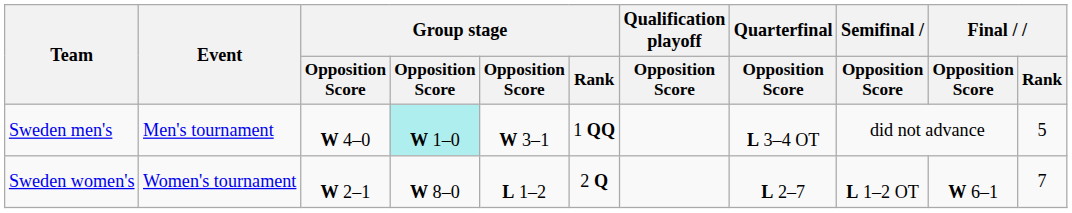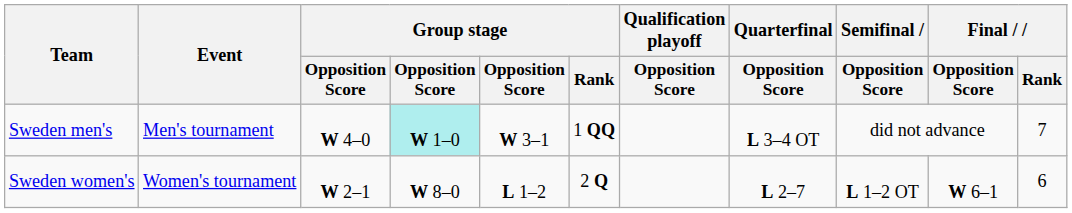(1042, 130) 5 -> (1042, 130) 7
(1042, 181) 7 -> (1042, 181) 6
